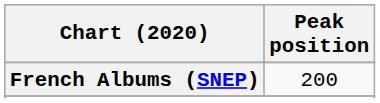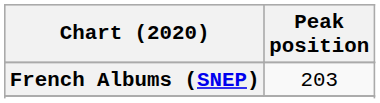(319, 80) 200 -> (319, 80) 203
